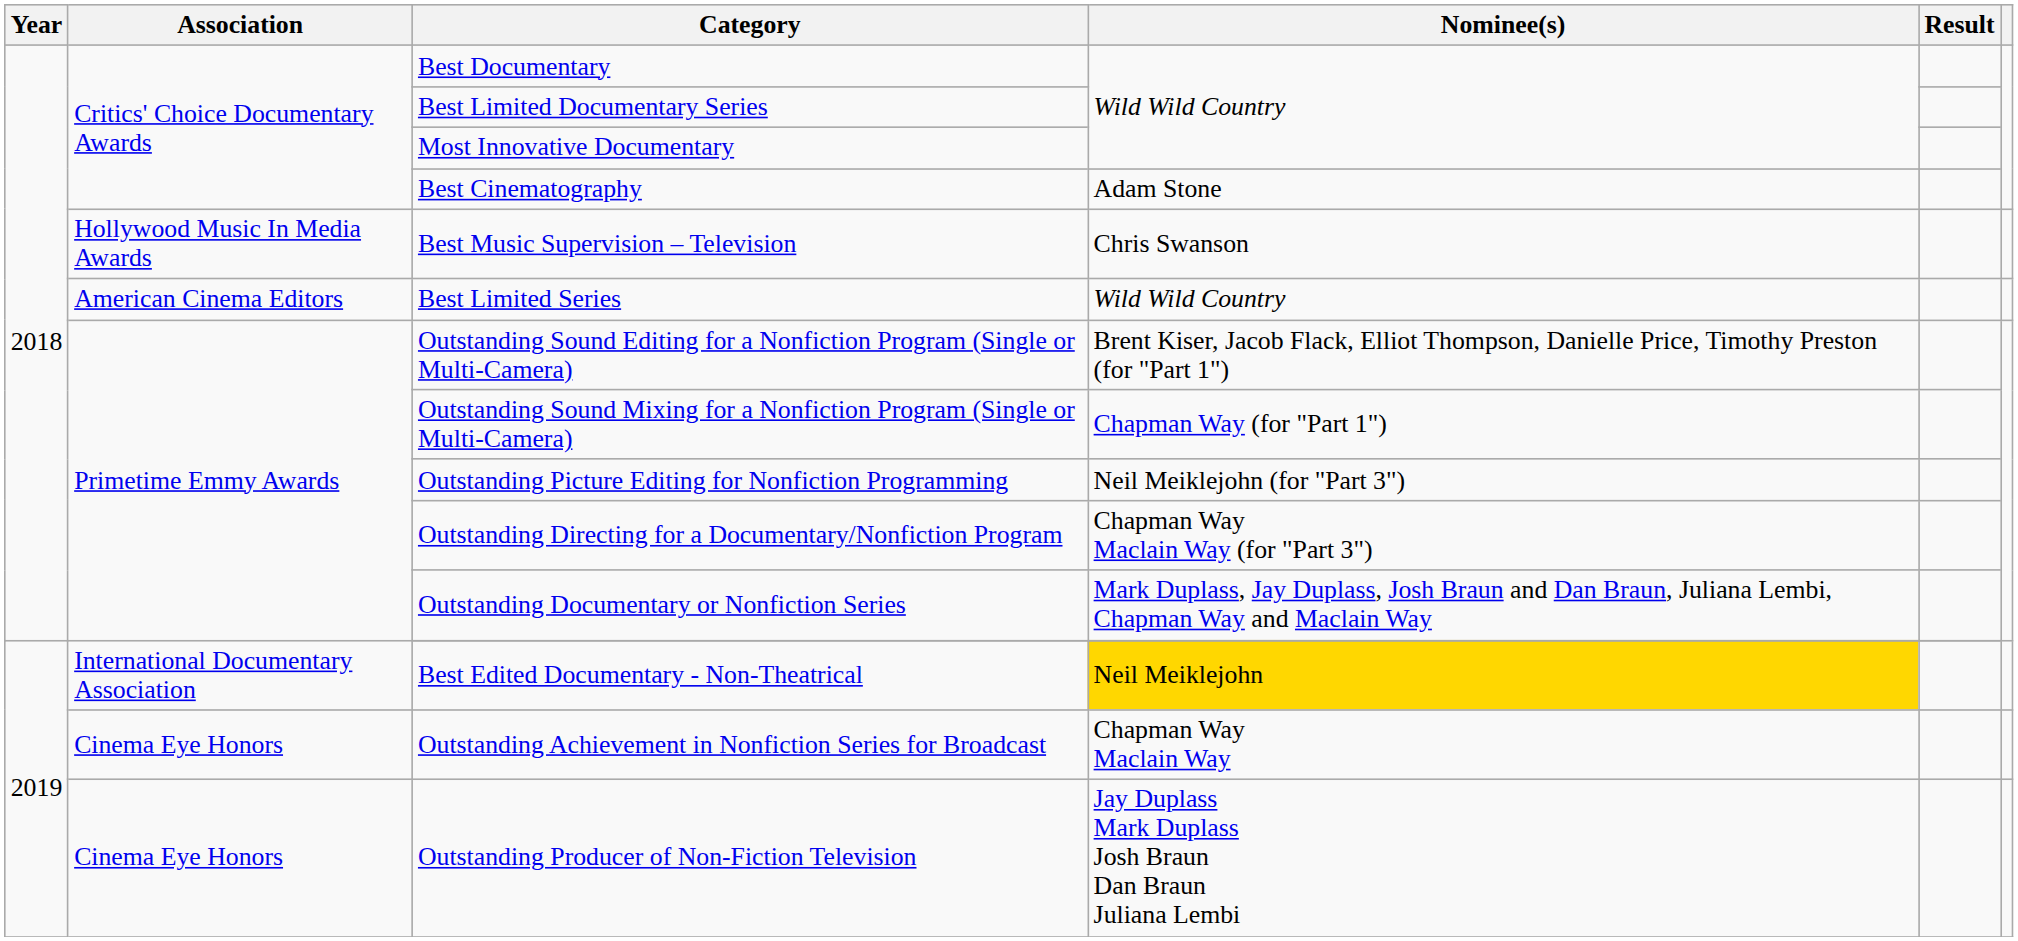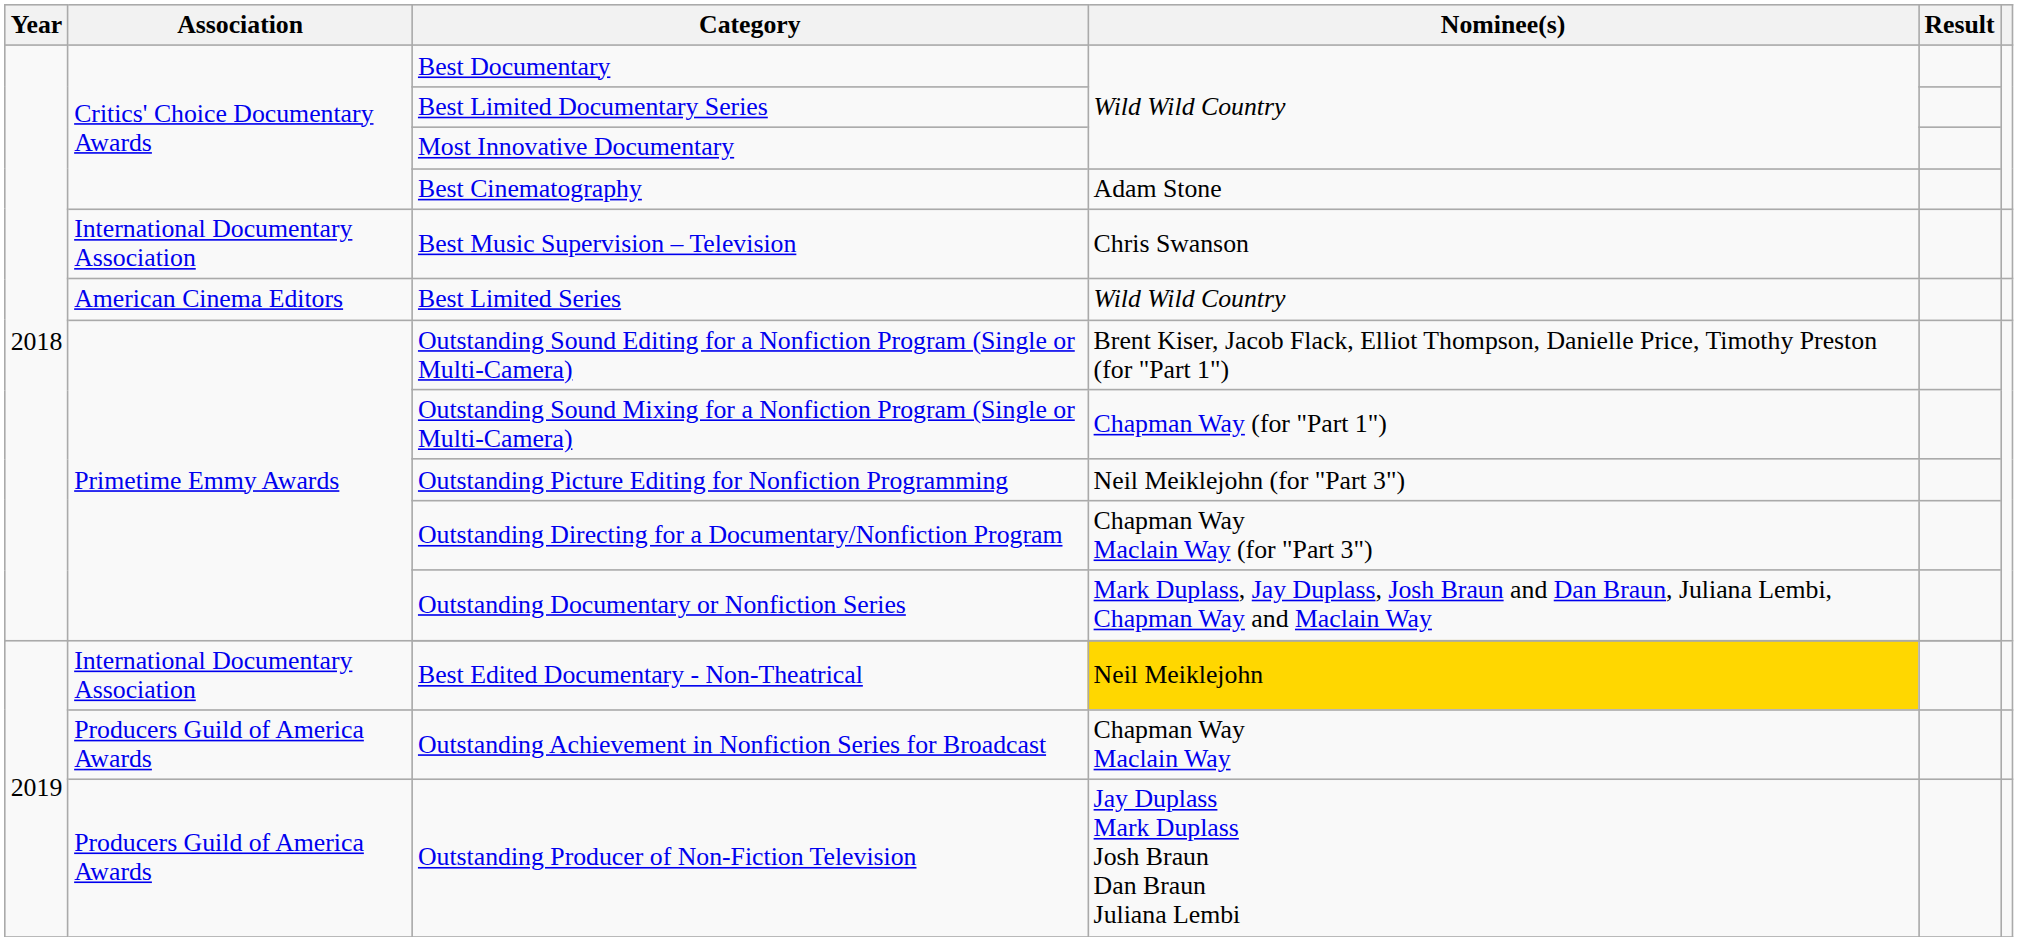(218, 243) Hollywood Music In Media Awards -> (213, 243) International Documentary Association
(179, 744) Cinema Eye Honors -> (219, 744) Producers Guild of America Awards
(179, 857) Cinema Eye Honors -> (219, 857) Producers Guild of America Awards
